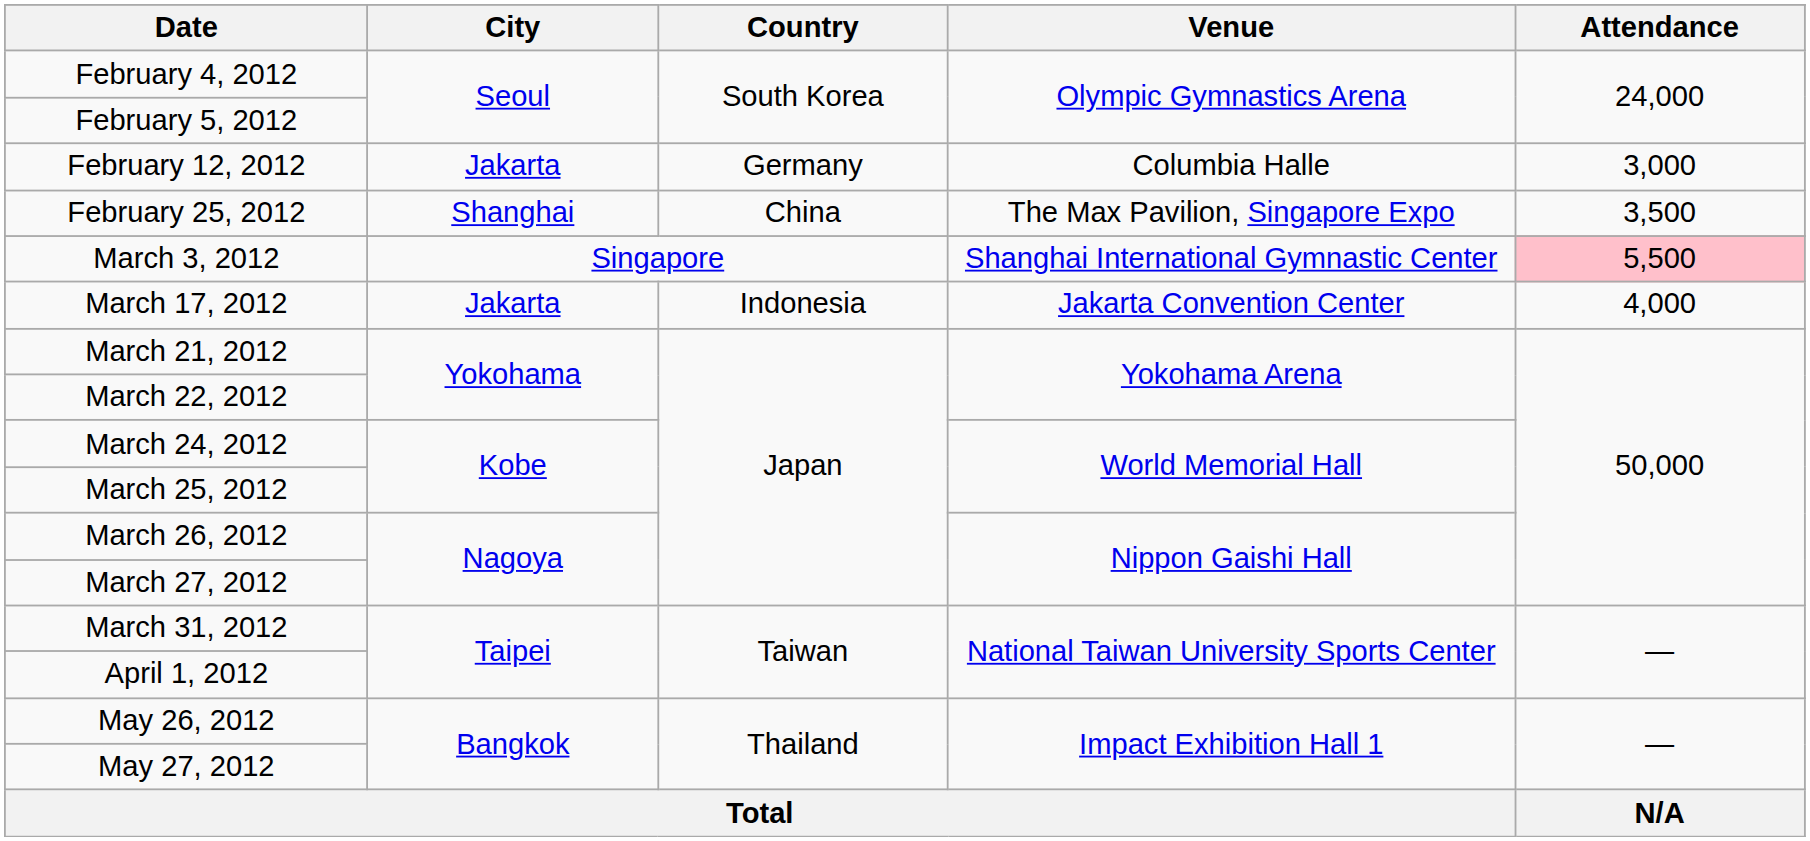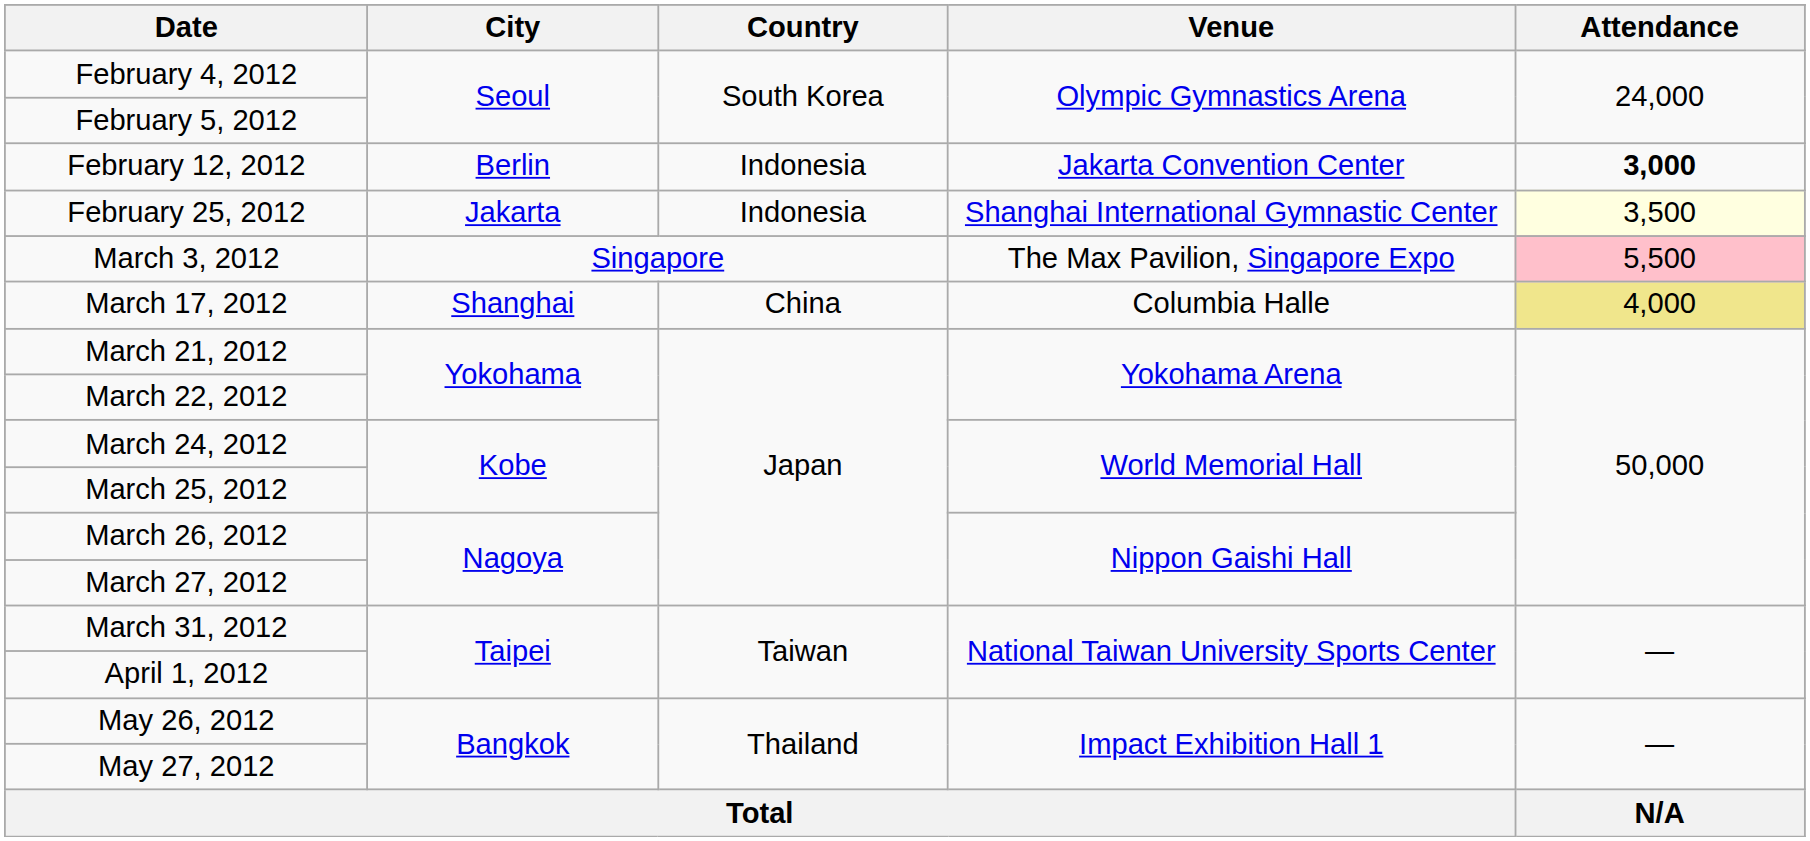(513, 166) Jakarta -> (513, 166) Berlin
(803, 166) Germany -> (803, 166) Indonesia
(1231, 166) Columbia Halle -> (1231, 166) Jakarta Convention Center
(1660, 166) normal -> (1660, 166) bold
(513, 212) Shanghai -> (513, 212) Jakarta
(803, 212) China -> (803, 212) Indonesia
(1231, 212) The Max Pavilion, Singapore Expo -> (1231, 212) Shanghai International Gymnastic Center
(1660, 212) no background -> (1660, 212) lightyellow background
(1231, 258) Shanghai International Gymnastic Center -> (1231, 258) The Max Pavilion, Singapore Expo
(513, 304) Jakarta -> (513, 304) Shanghai
(803, 304) Indonesia -> (803, 304) China
(1231, 304) Jakarta Convention Center -> (1231, 304) Columbia Halle
(1660, 304) no background -> (1660, 304) khaki background
